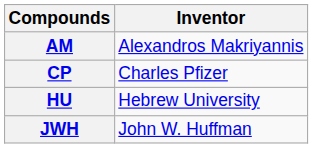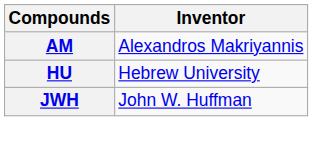- row: (59, 73)
